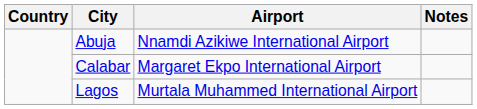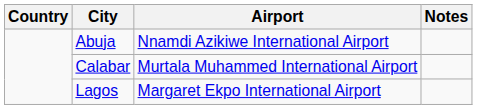(259, 66) Margaret Ekpo International Airport -> (277, 66) Murtala Muhammed International Airport
(277, 91) Murtala Muhammed International Airport -> (259, 91) Margaret Ekpo International Airport
